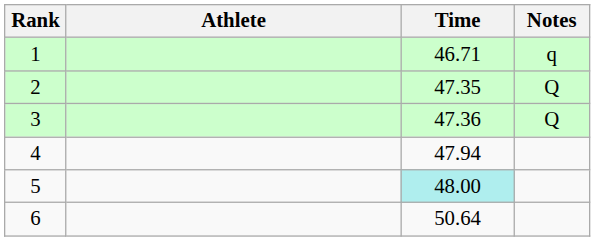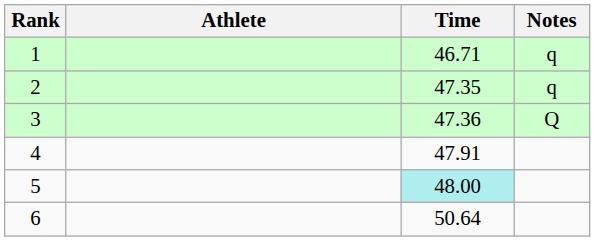(552, 86) Q -> (552, 86) q
(458, 152) 47.94 -> (458, 152) 47.91
